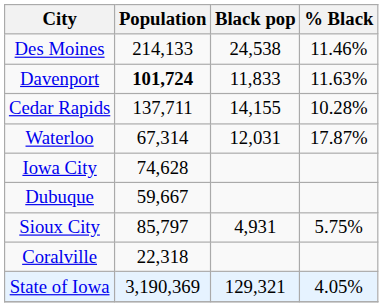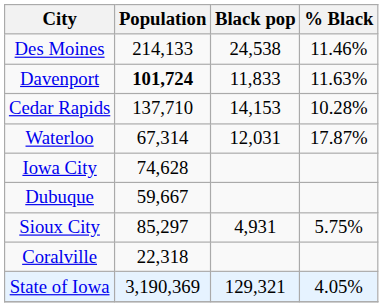(163, 108) 137,711 -> (163, 108) 137,710
(255, 108) 14,155 -> (255, 108) 14,153
(163, 227) 85,797 -> (163, 227) 85,297
